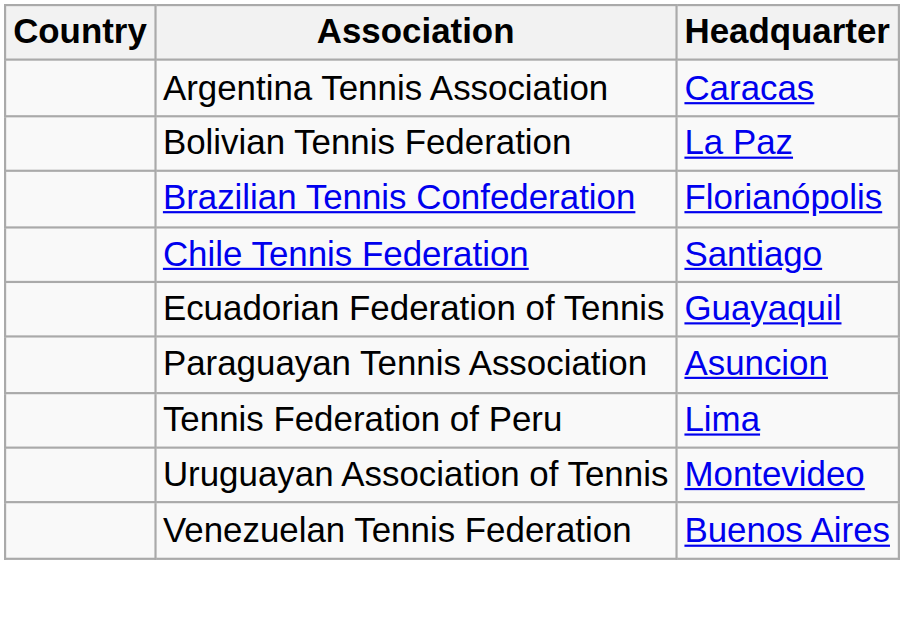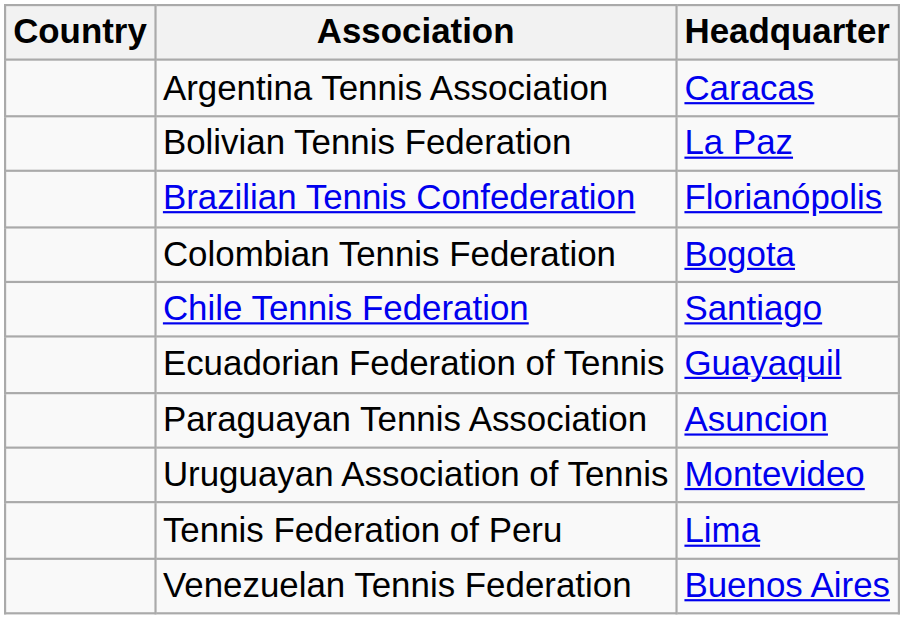+ row: (389, 253)
rows swapped: (363, 419) <-> (416, 474)
